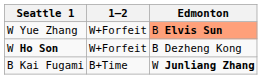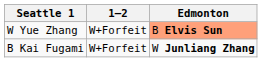- row: (33, 48)
(108, 65) B+Time -> (118, 48) W+Forfeit
